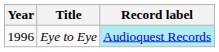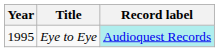(21, 36) 1996 -> (21, 36) 1995
